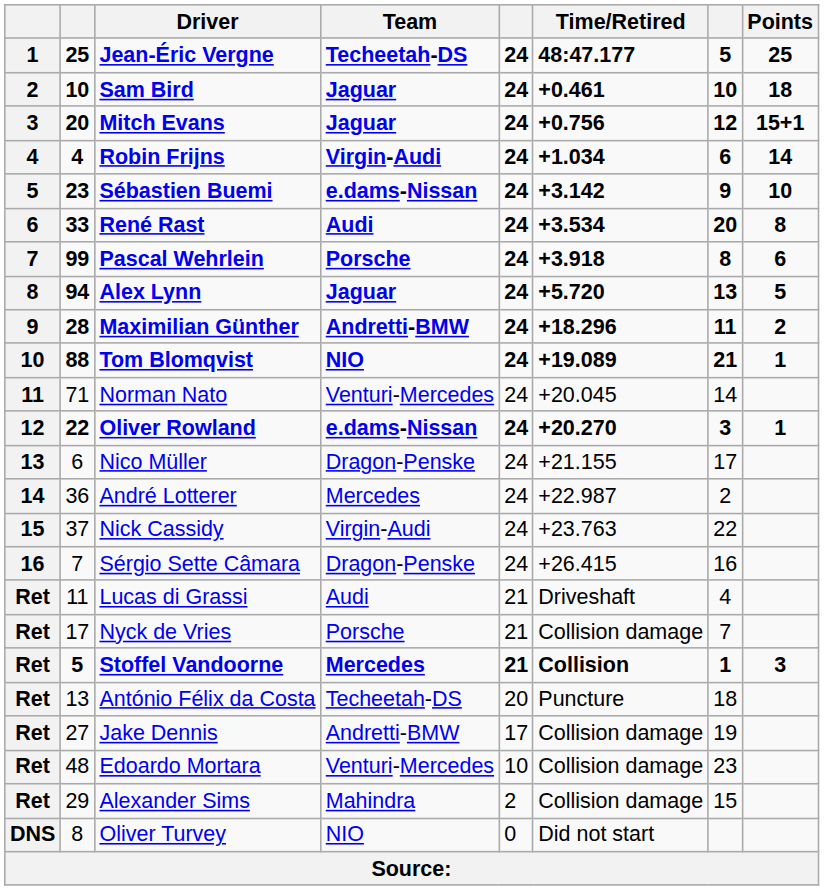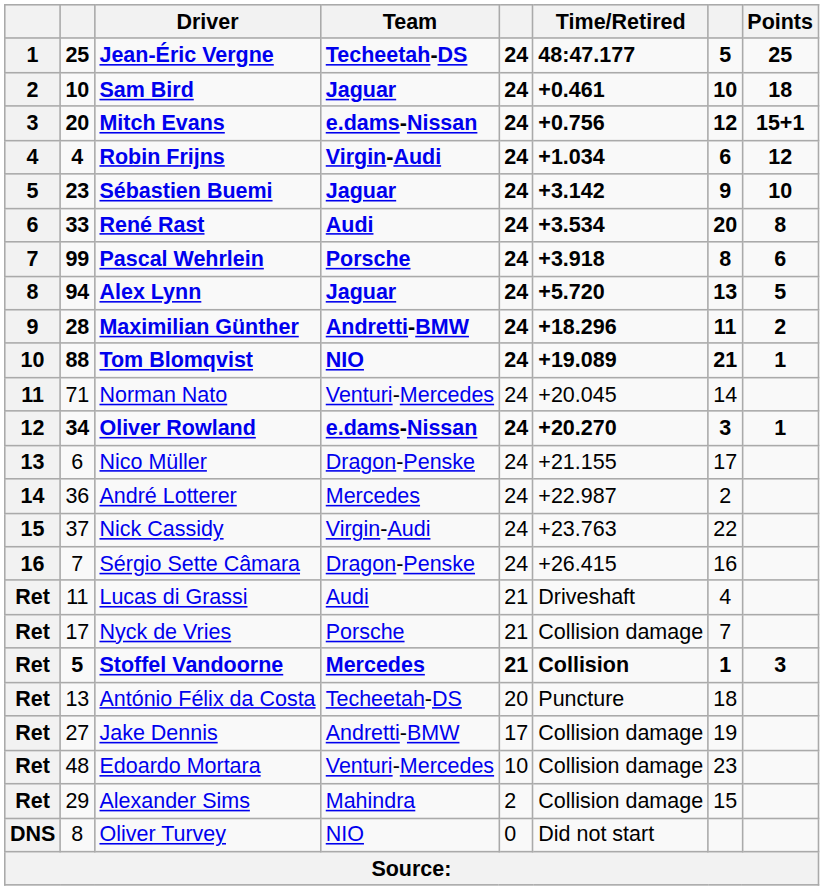(361, 123) Jaguar -> (402, 123) e.dams-Nissan
(780, 157) 14 -> (780, 157) 12
(402, 191) e.dams-Nissan -> (361, 191) Jaguar
(77, 428) 22 -> (77, 428) 34
